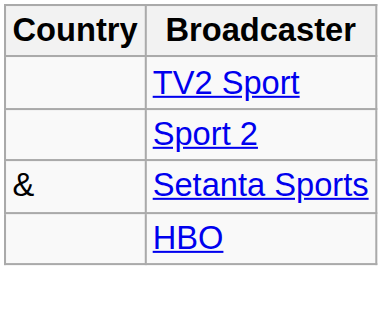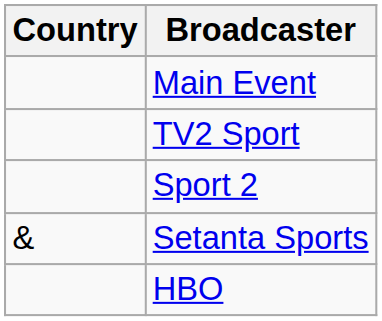+ row: (234, 82)
